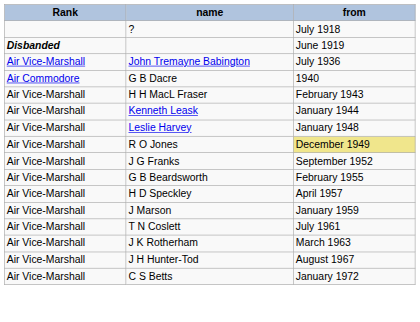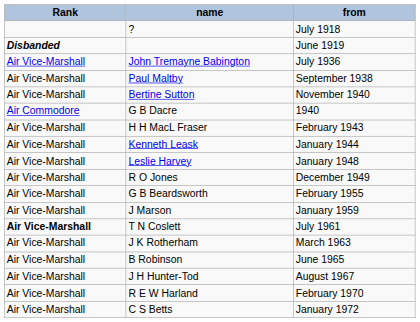+ row: (156, 78)
+ row: (161, 95)
(333, 144) khaki background -> (333, 177) no background
- row: (154, 161)
- row: (160, 194)
(46, 227) normal -> (49, 227) bold
+ row: (155, 260)
+ row: (163, 293)
